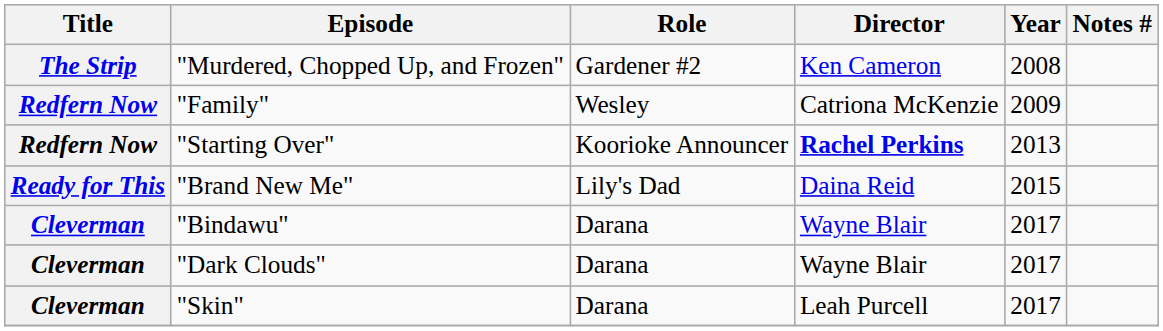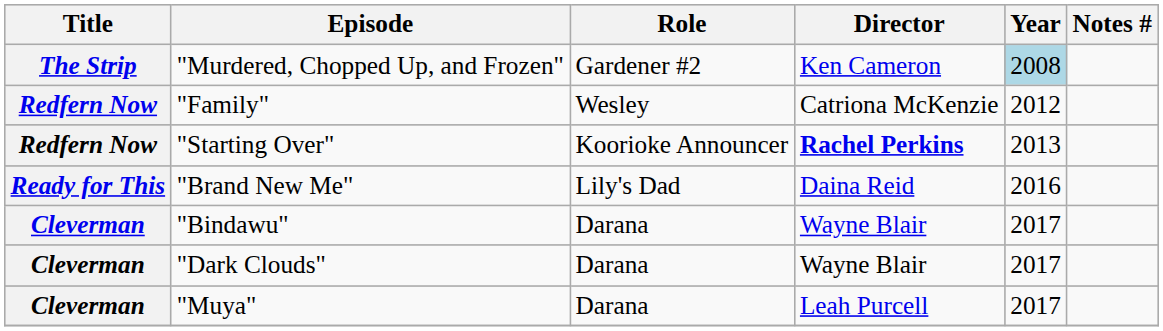(1036, 64) no background -> (1036, 64) lightblue background
(1036, 104) 2009 -> (1036, 104) 2012
(1036, 184) 2015 -> (1036, 184) 2016
+ row: (217, 305)
- row: (210, 305)
